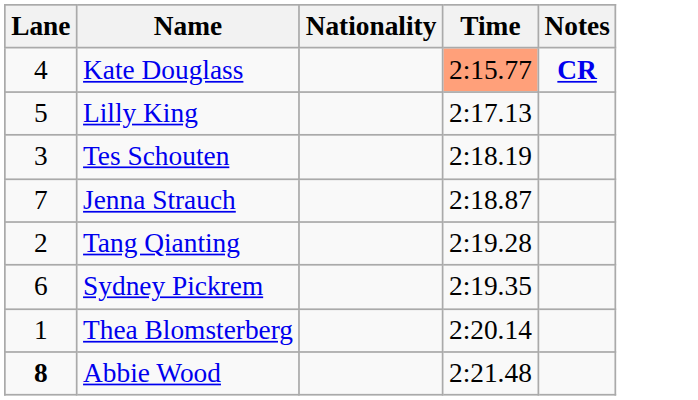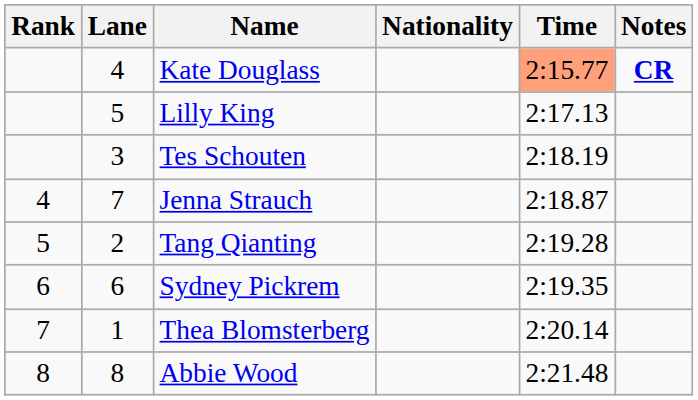+ column: (43, 26)
(41, 373) bold -> (117, 373) normal
